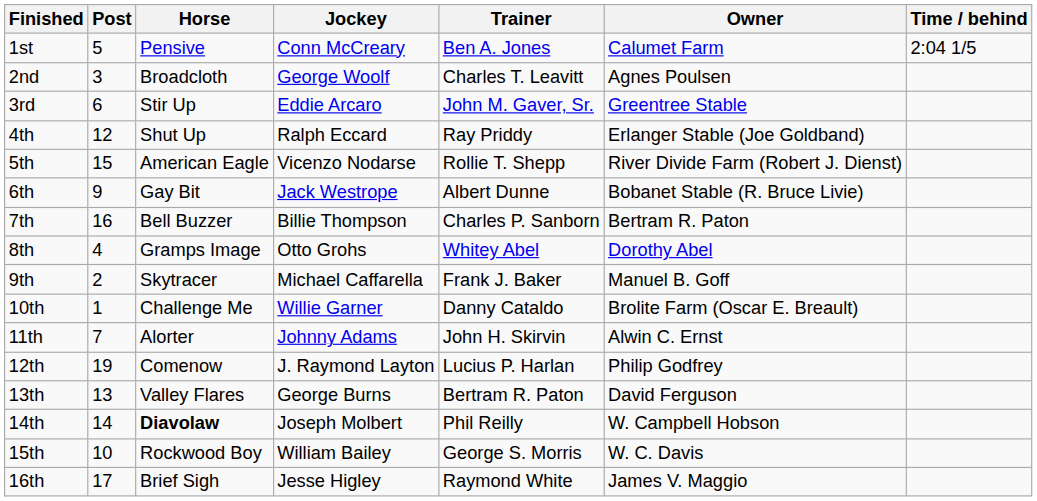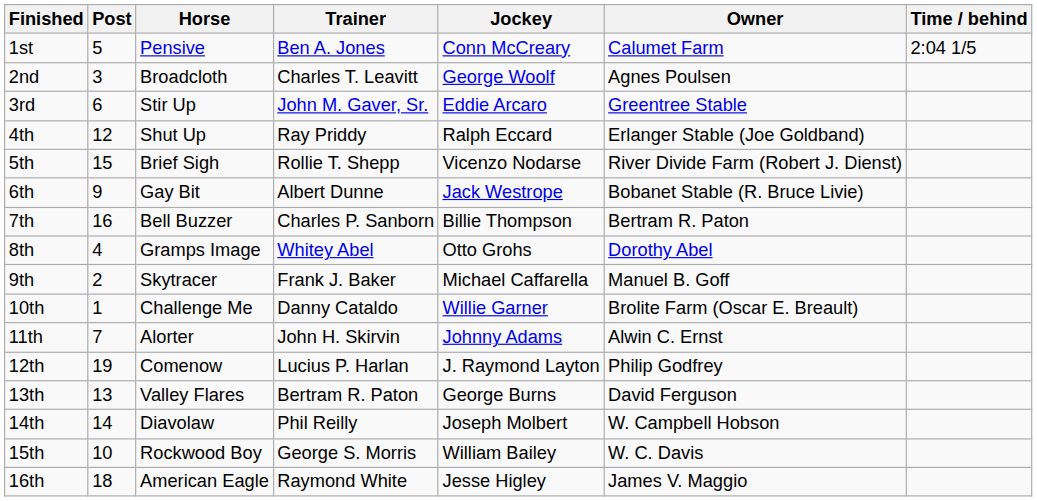columns swapped: (356, 18) <-> (521, 18)
(204, 163) American Eagle -> (180, 163) Brief Sigh
(180, 423) bold -> (177, 423) normal
(102, 481) 17 -> (102, 481) 18
(180, 481) Brief Sigh -> (204, 481) American Eagle
